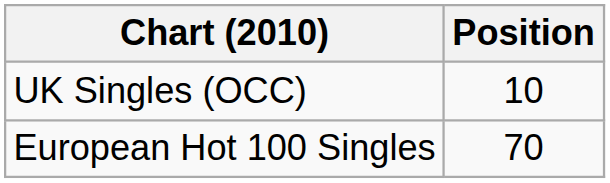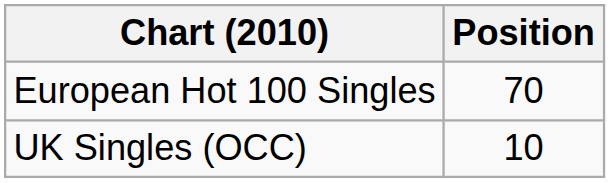rows swapped: (225, 147) <-> (160, 90)
